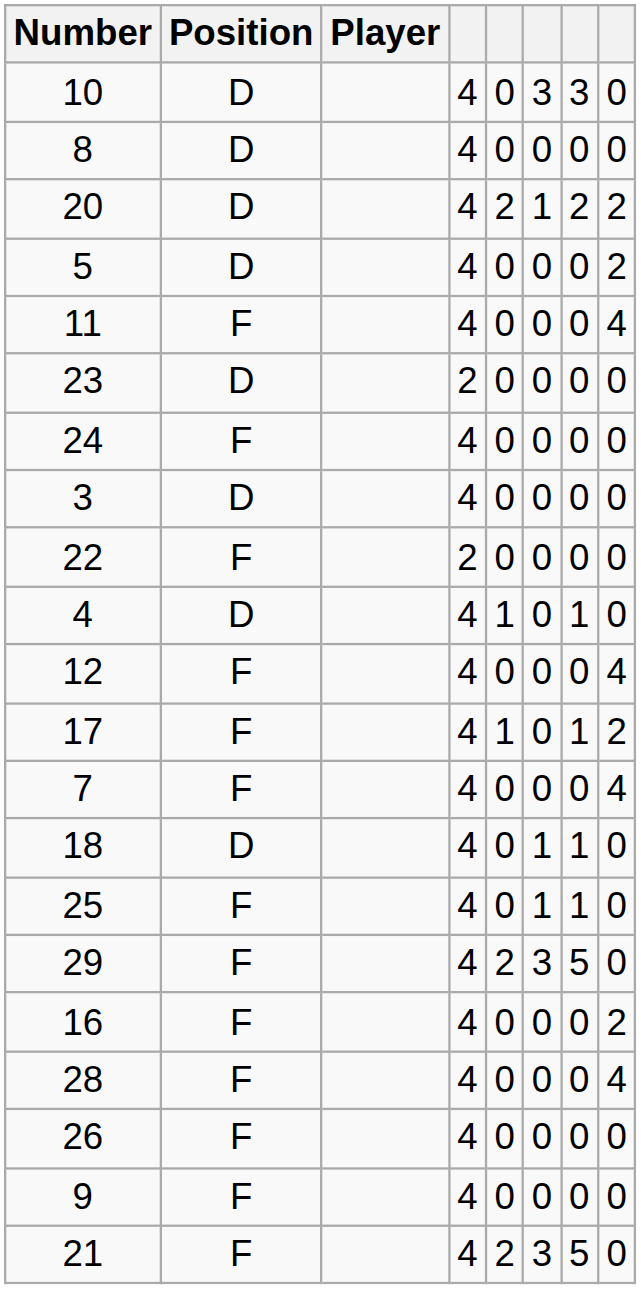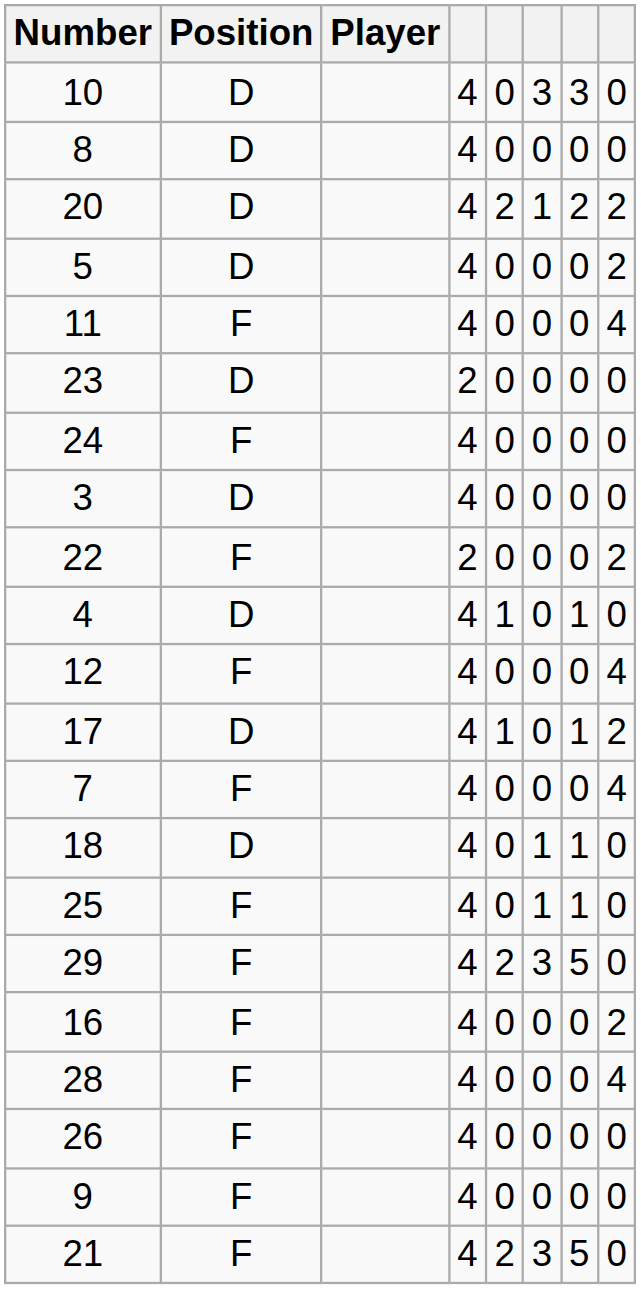(617, 556) 0 -> (617, 556) 2
(241, 730) F -> (241, 730) D
